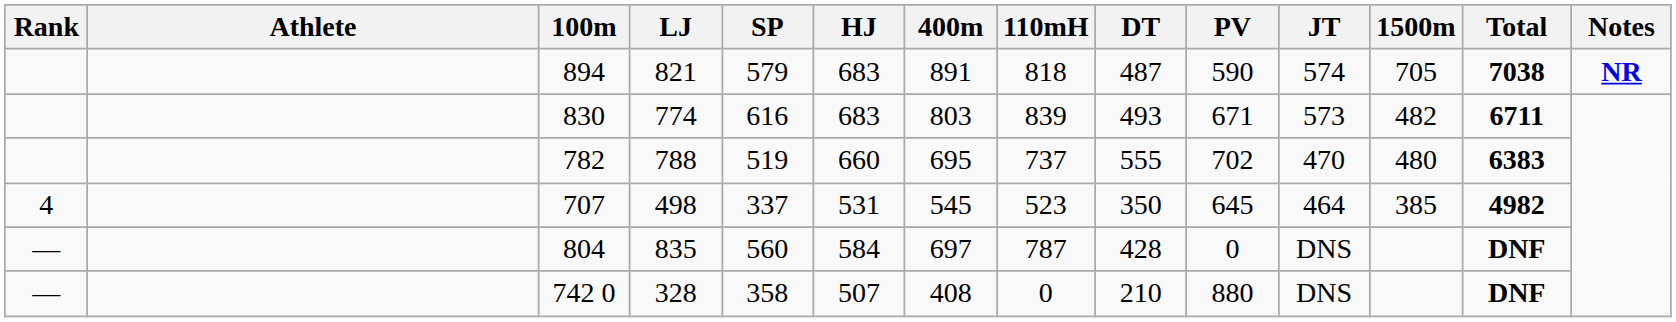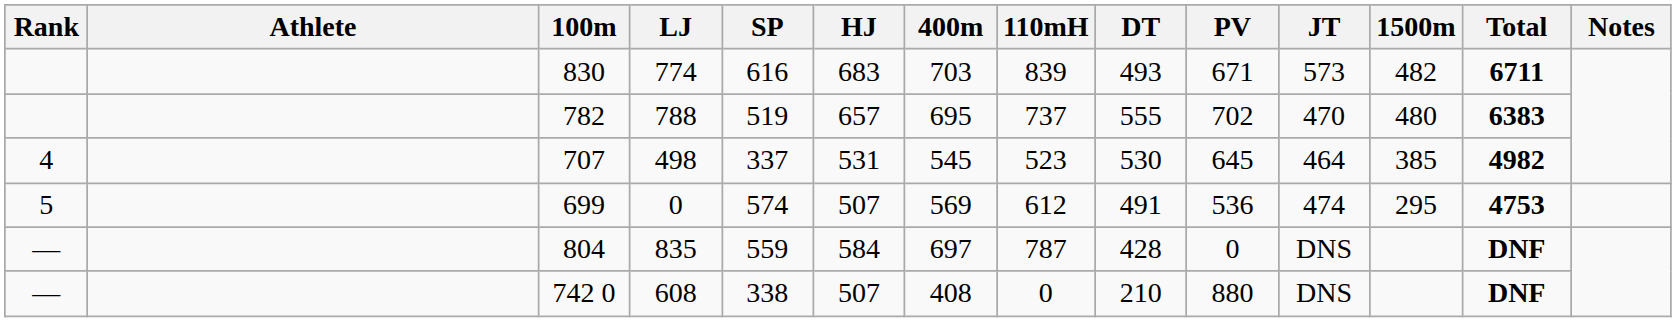- row: (584, 71)
(951, 115) 803 -> (951, 71) 703
(859, 159) 660 -> (859, 115) 657
(1141, 204) 350 -> (1141, 159) 530
+ row: (584, 204)
(767, 248) 560 -> (767, 248) 559
(676, 293) 328 -> (676, 293) 608
(767, 293) 358 -> (767, 293) 338
